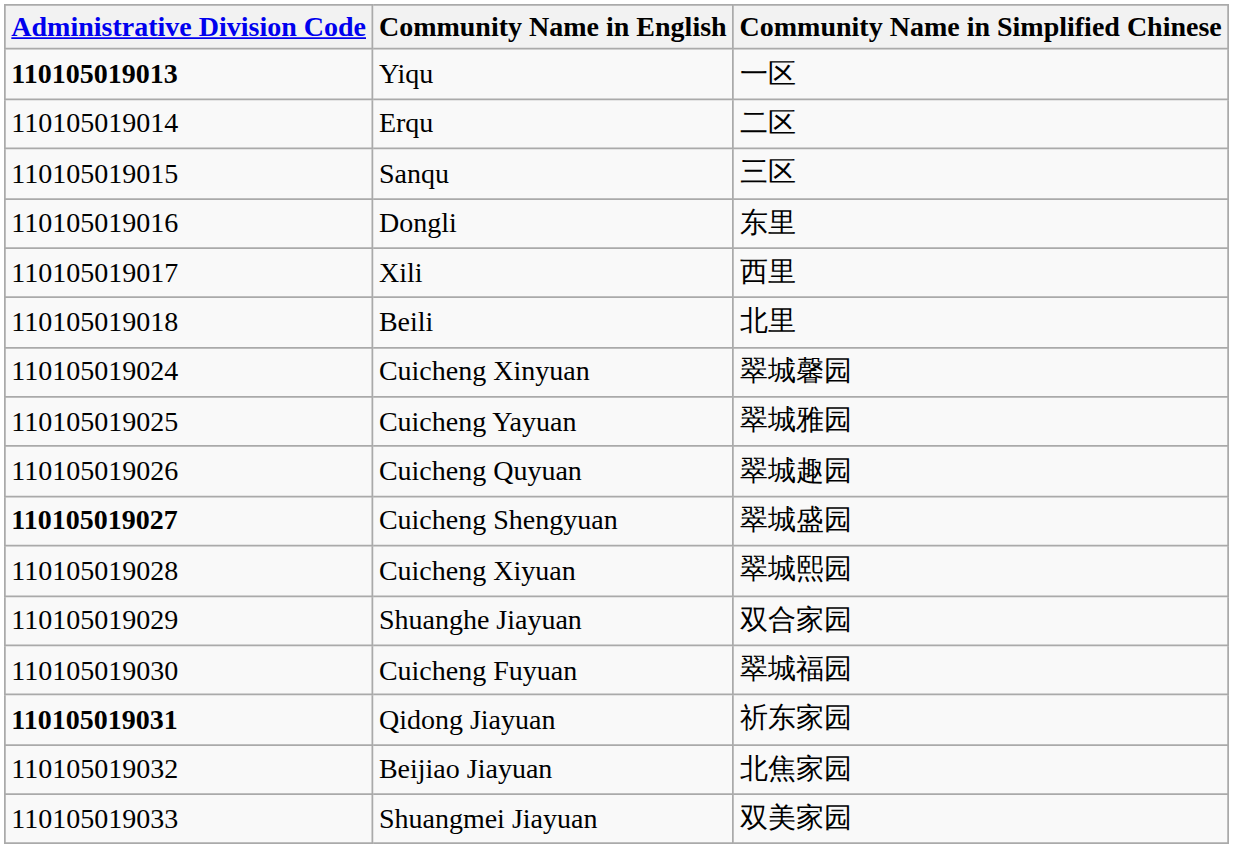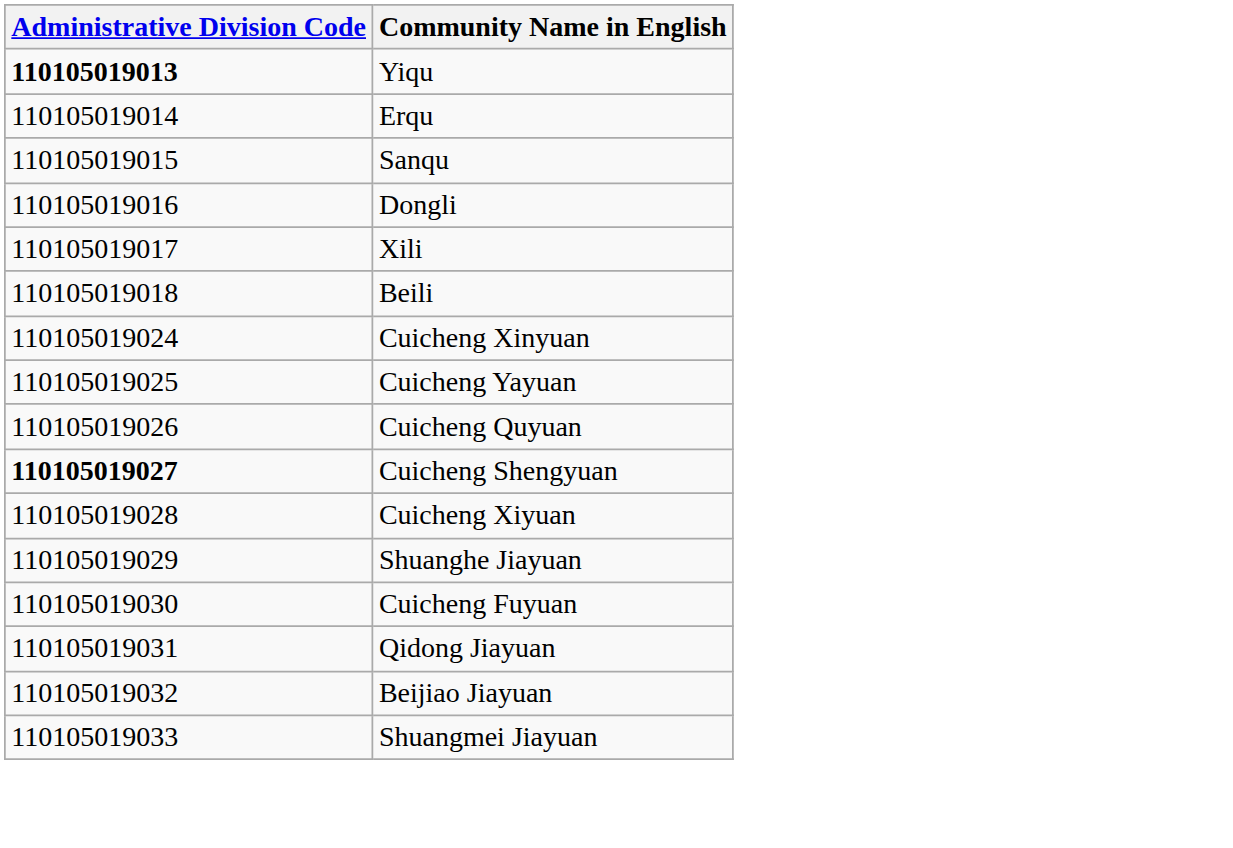- column: (981, 26)
(95, 719) bold -> (95, 648) normal
